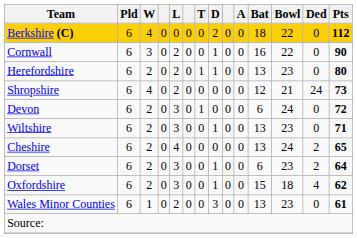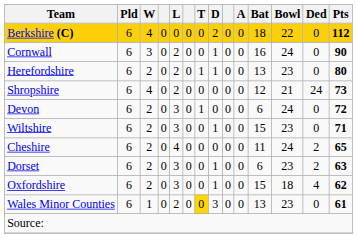(287, 52) 22 -> (287, 52) 24
(260, 128) 13 -> (260, 128) 15
(260, 147) 13 -> (260, 147) 11
(341, 166) 64 -> (341, 166) 63
(201, 204) no background -> (201, 204) gold background
